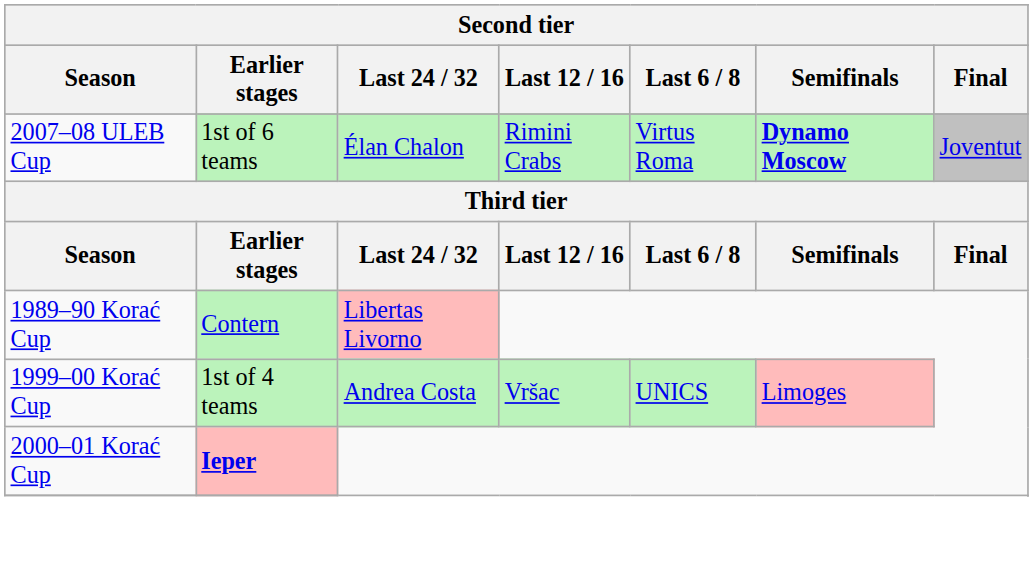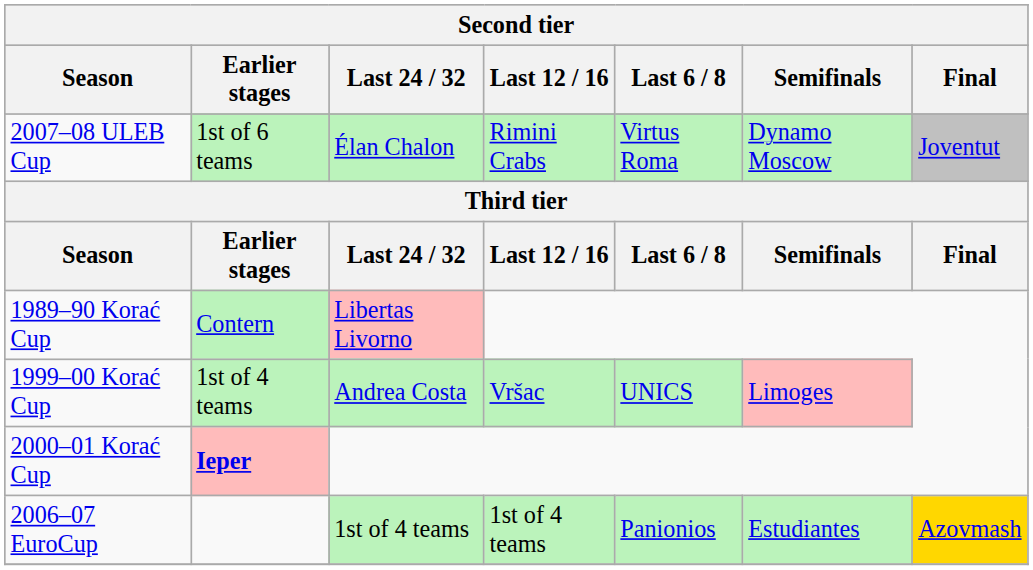(805, 147) bold -> (790, 147) normal
+ row: (54, 529)
